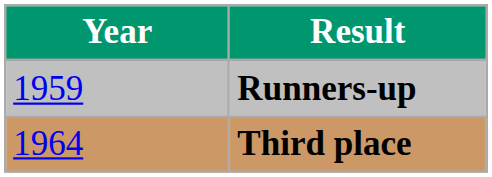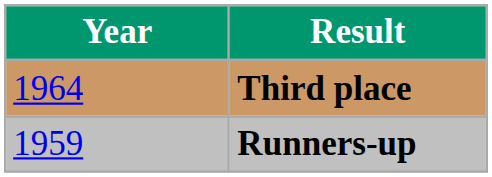rows swapped: (327, 87) <-> (324, 143)
